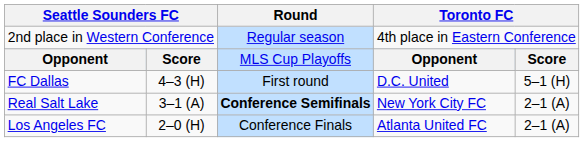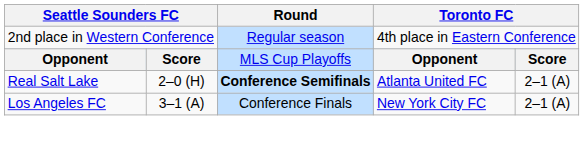- row: (38, 81)
(182, 103) 3–1 (A) -> (182, 81) 2–0 (H)
(431, 103) New York City FC -> (432, 81) Atlanta United FC
(182, 125) 2–0 (H) -> (182, 103) 3–1 (A)
(432, 125) Atlanta United FC -> (431, 103) New York City FC
